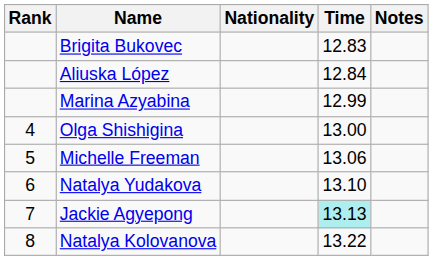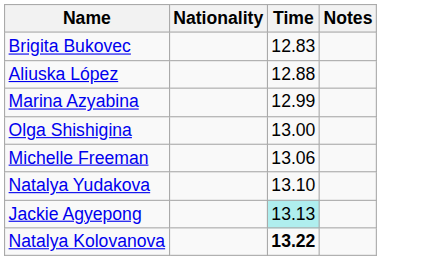- column: (30, 18)
(345, 74) 12.84 -> (293, 74) 12.88
(345, 241) normal -> (293, 241) bold
